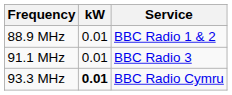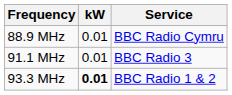(165, 36) BBC Radio 1 & 2 -> (169, 36) BBC Radio Cymru
(169, 79) BBC Radio Cymru -> (165, 79) BBC Radio 1 & 2
